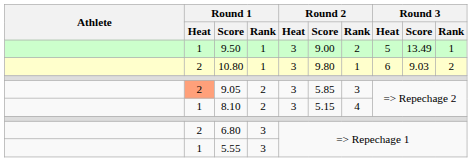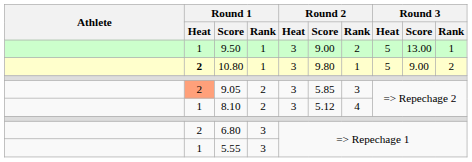(419, 48) 13.49 -> (419, 48) 13.00
(199, 66) normal -> (199, 66) bold
(388, 66) 6 -> (388, 66) 5
(419, 66) 9.03 -> (419, 66) 9.00
(325, 107) 5.15 -> (325, 107) 5.12
